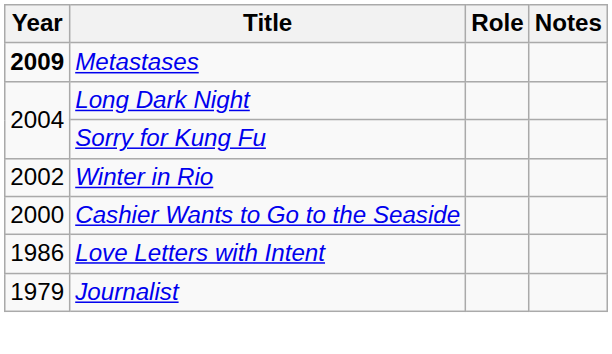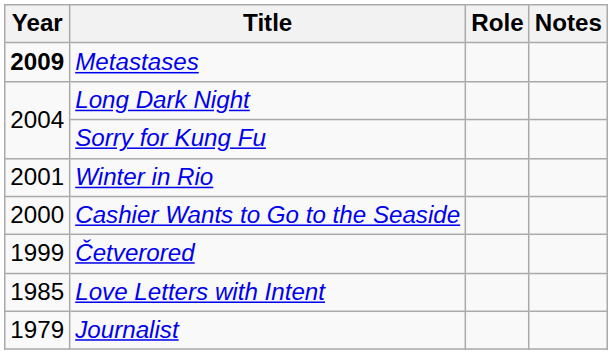(37, 176) 2002 -> (37, 176) 2001
+ row: (135, 253)
(37, 253) 1986 -> (37, 291) 1985
